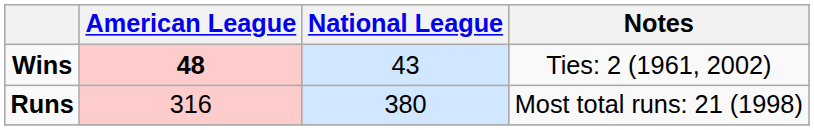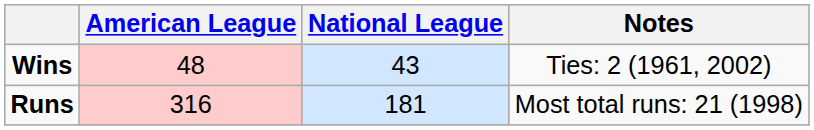(191, 64) bold -> (191, 64) normal
(406, 104) 380 -> (406, 104) 181
